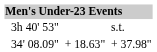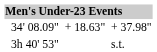rows swapped: (35, 27) <-> (35, 44)
